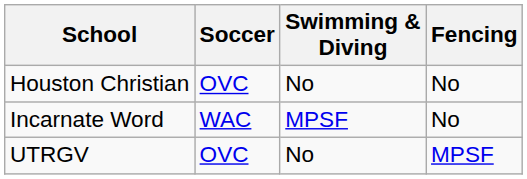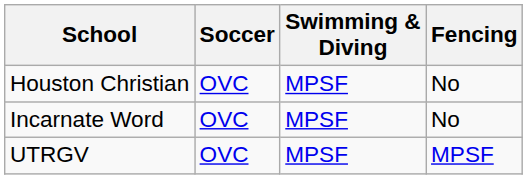(300, 83) No -> (317, 83) MPSF
(226, 119) WAC -> (224, 119) OVC
(300, 155) No -> (317, 155) MPSF
